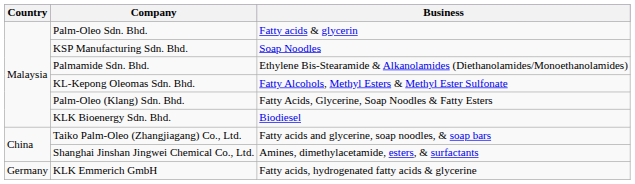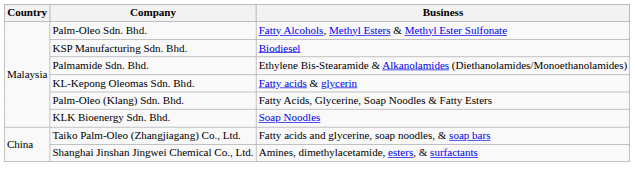(309, 30) Fatty acids & glycerin -> (383, 30) Fatty Alcohols, Methyl Esters & Methyl Ester Sulfonate
(290, 48) Soap Noodles -> (280, 48) Biodiesel
(383, 83) Fatty Alcohols, Methyl Esters & Methyl Ester Sulfonate -> (308, 83) Fatty acids & glycerin
(280, 118) Biodiesel -> (290, 118) Soap Noodles
- row: (105, 170)
